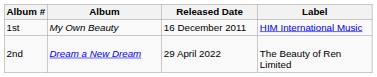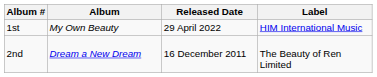(205, 27) 16 December 2011 -> (192, 27) 29 April 2022
(192, 54) 29 April 2022 -> (205, 54) 16 December 2011
